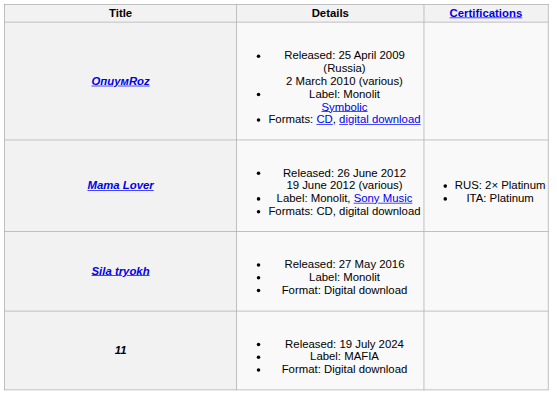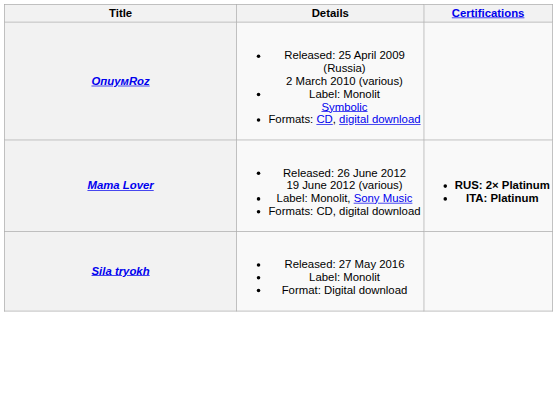(486, 192) normal -> (488, 192) bold
- row: (121, 350)
